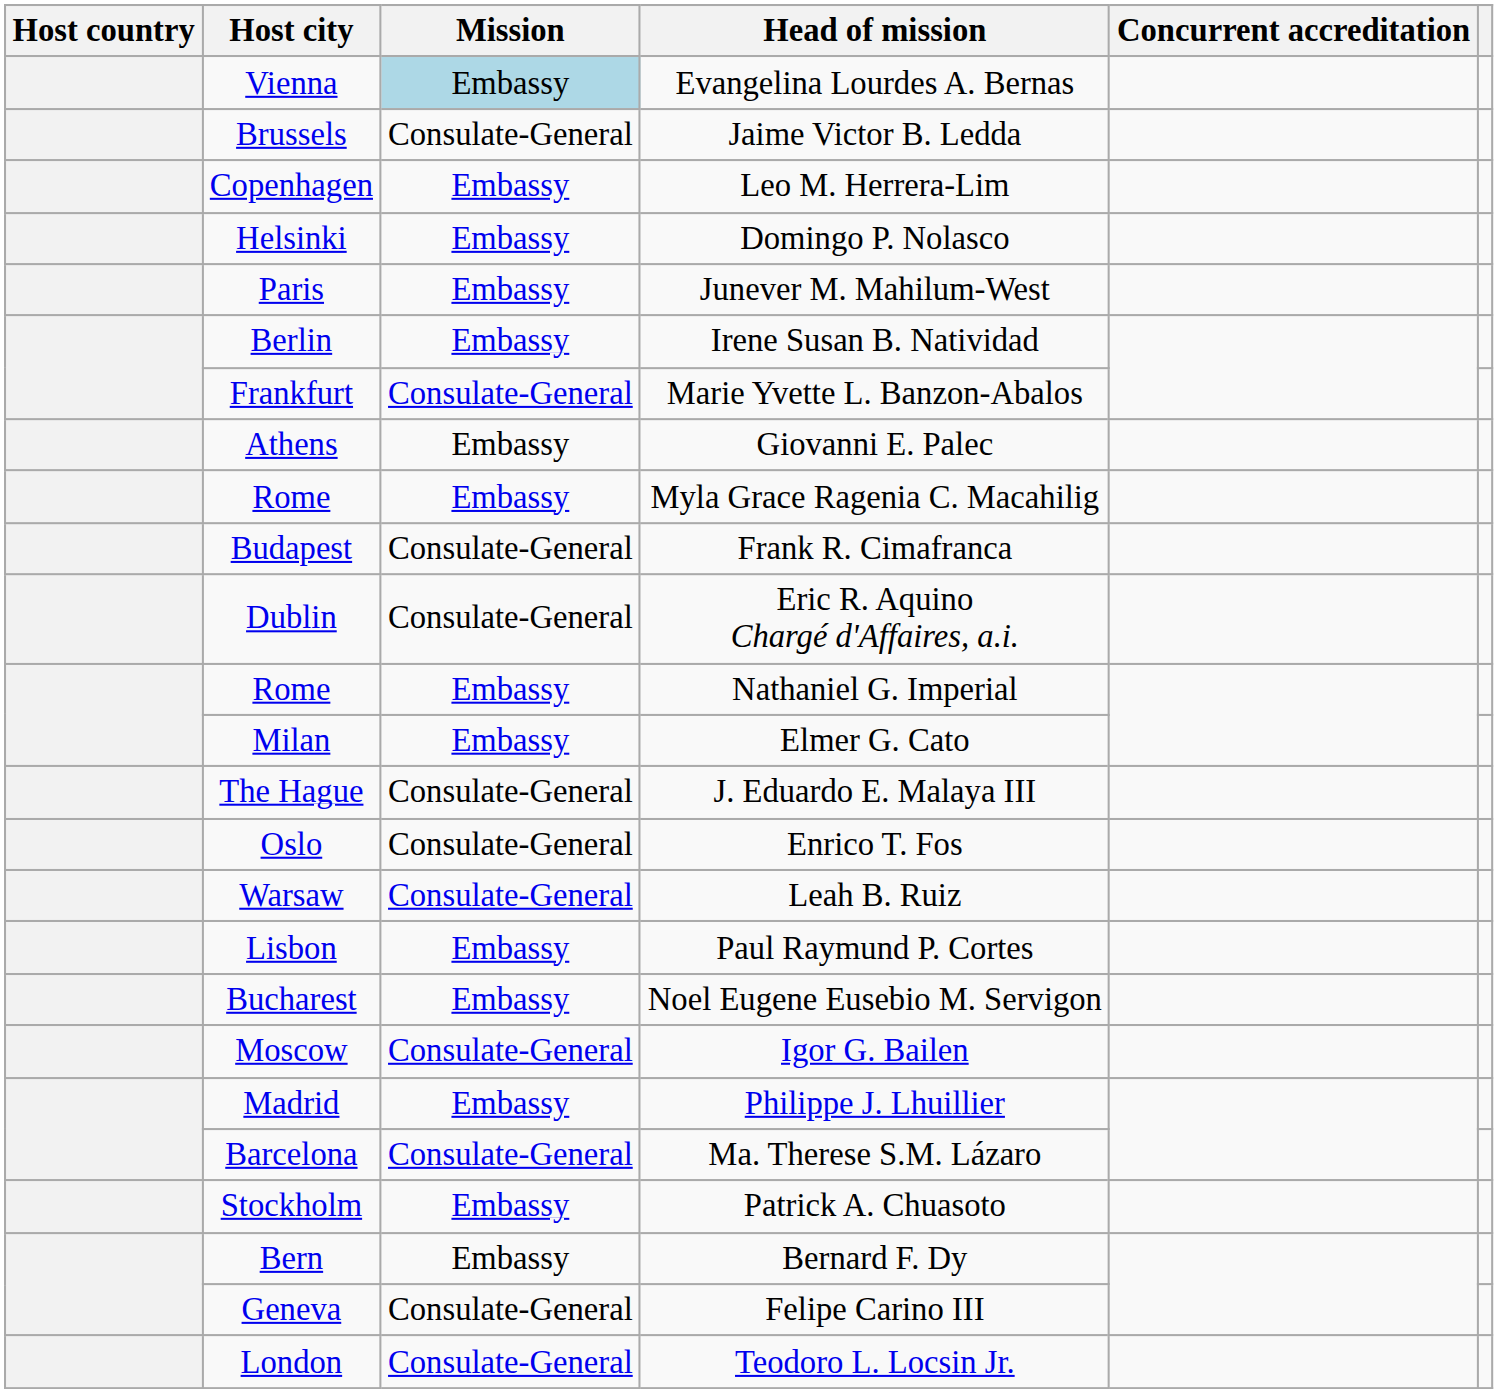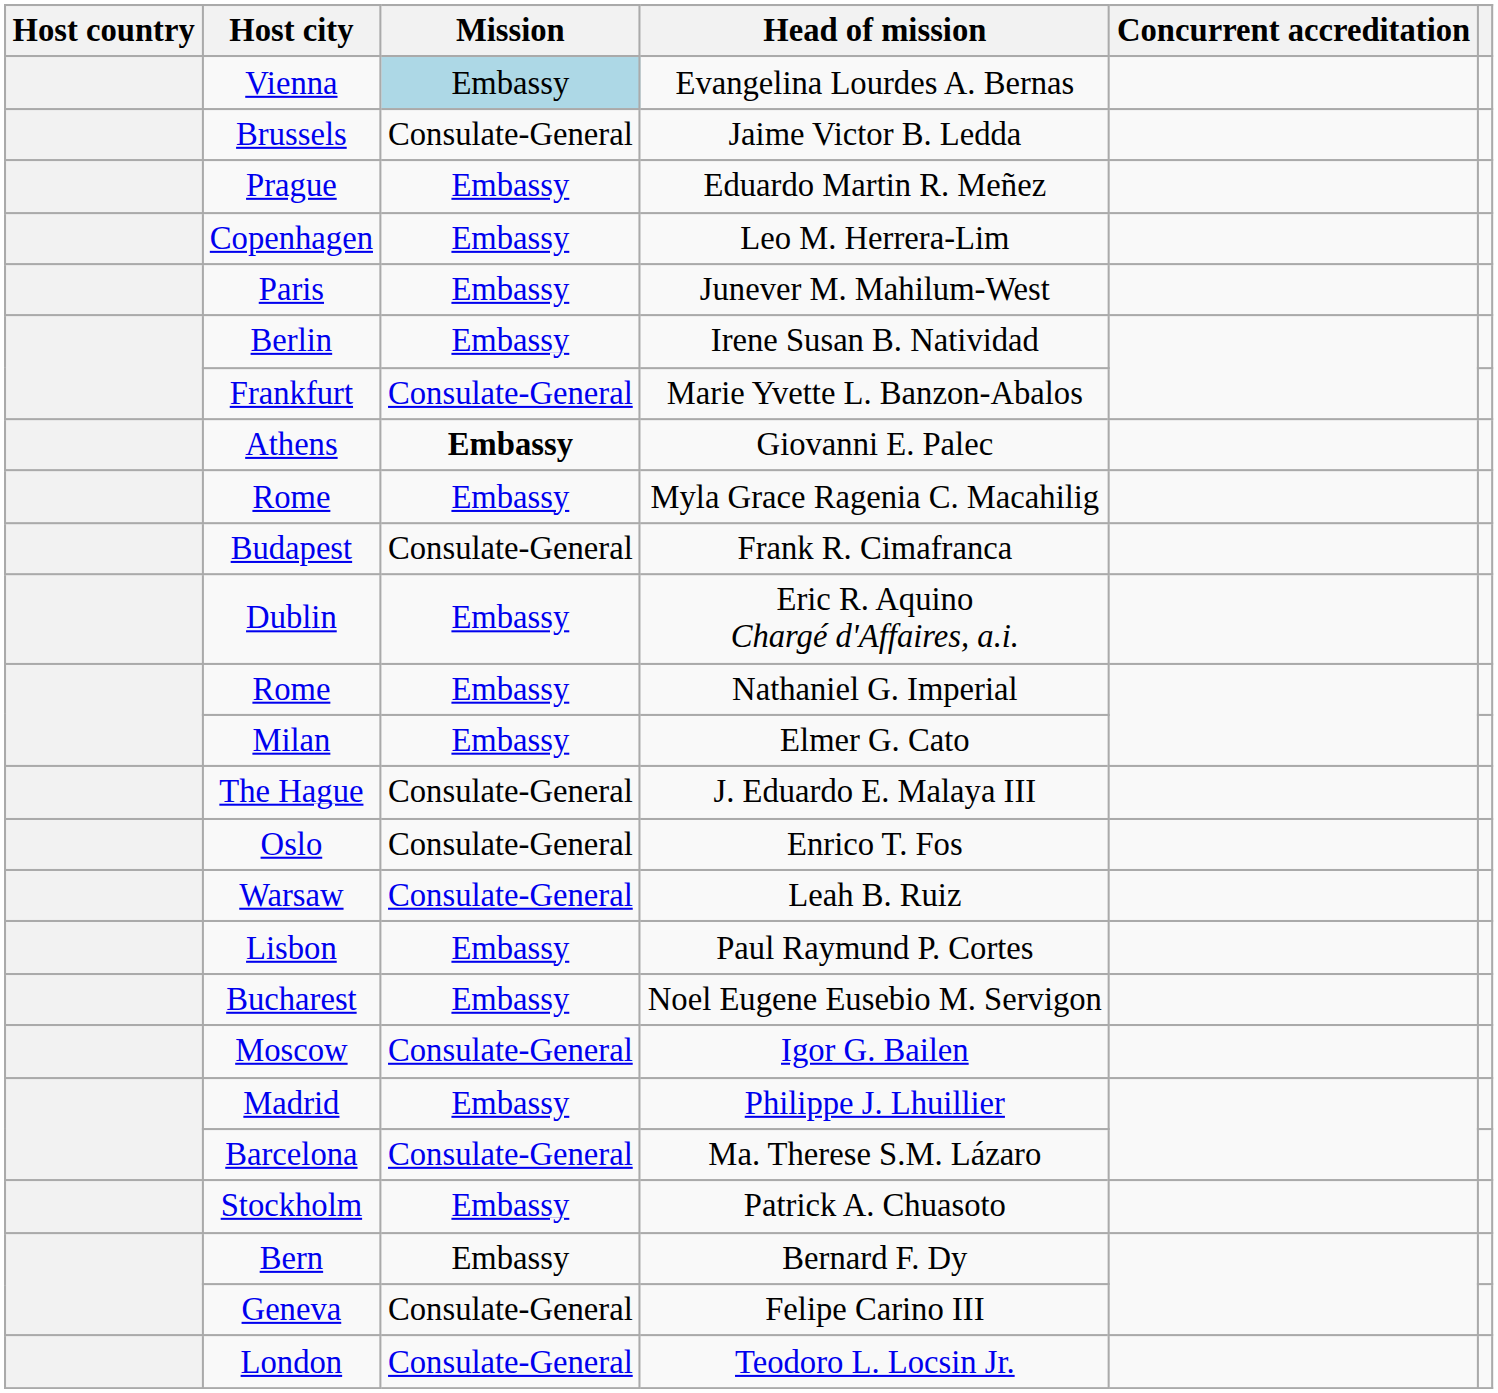+ row: (875, 185)
- row: (875, 237)
(510, 444) normal -> (510, 444) bold
(510, 618) Consulate-General -> (510, 618) Embassy
